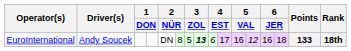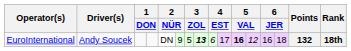(180, 39) 8 -> (180, 39) 9
(239, 39) normal -> (239, 39) bold
(304, 39) 133 -> (304, 39) 132
